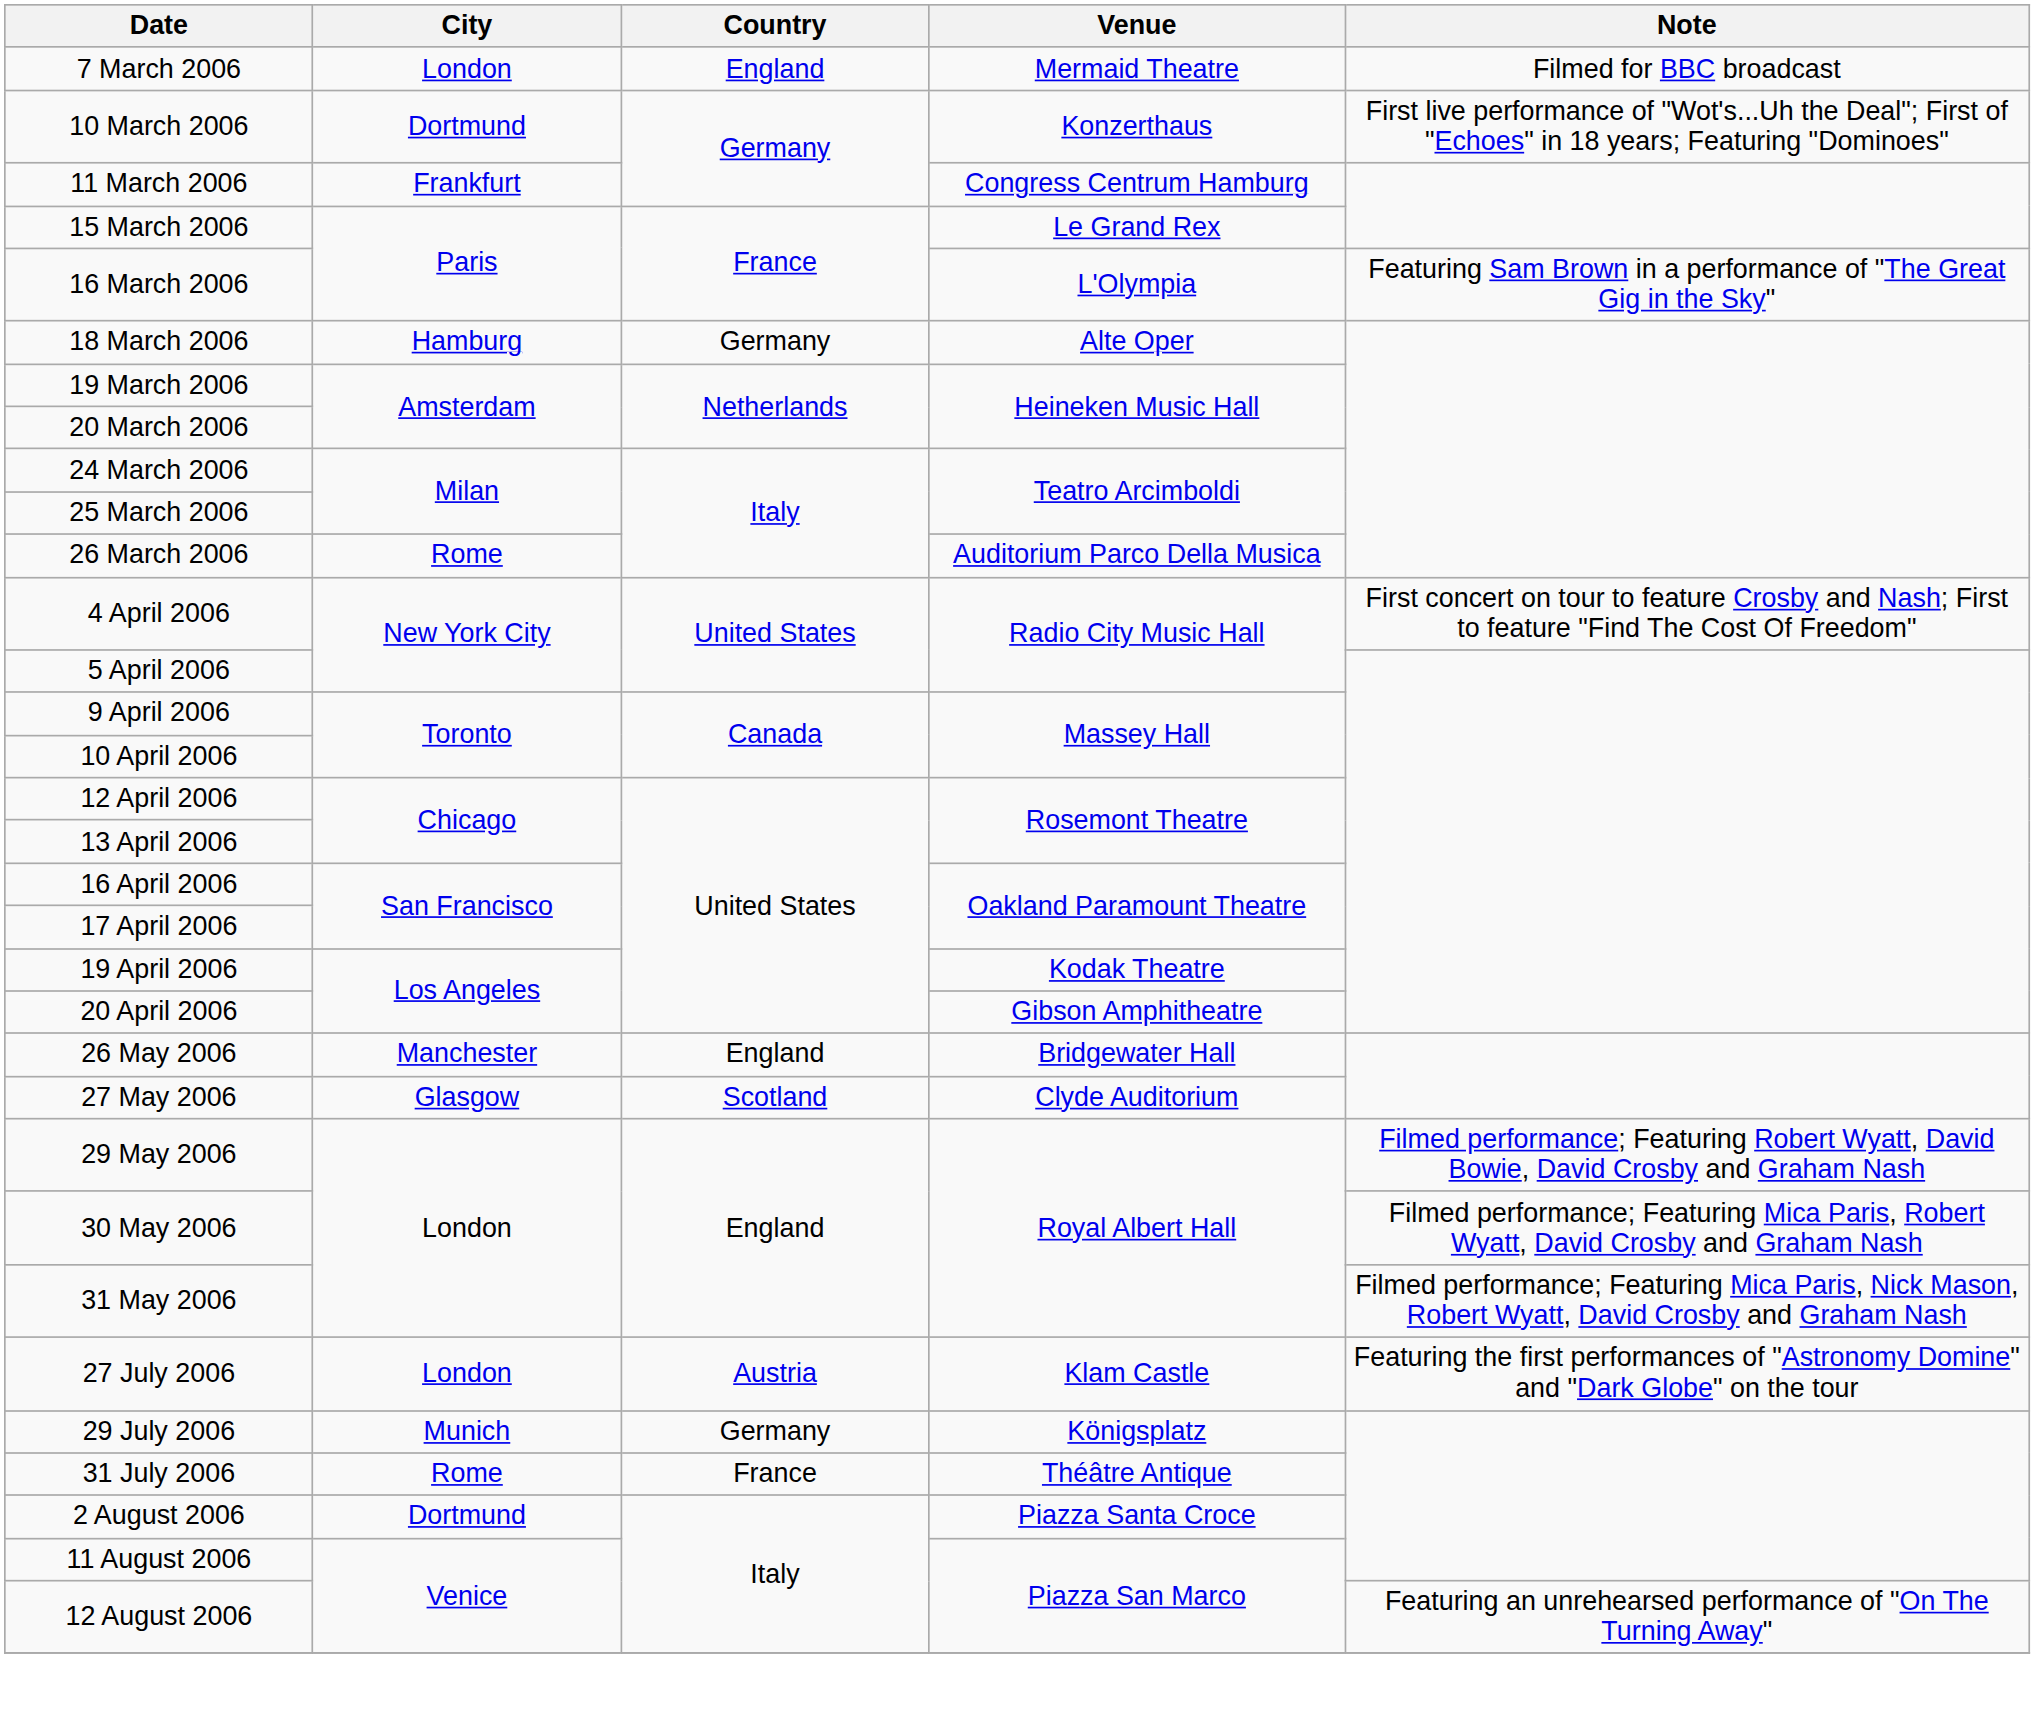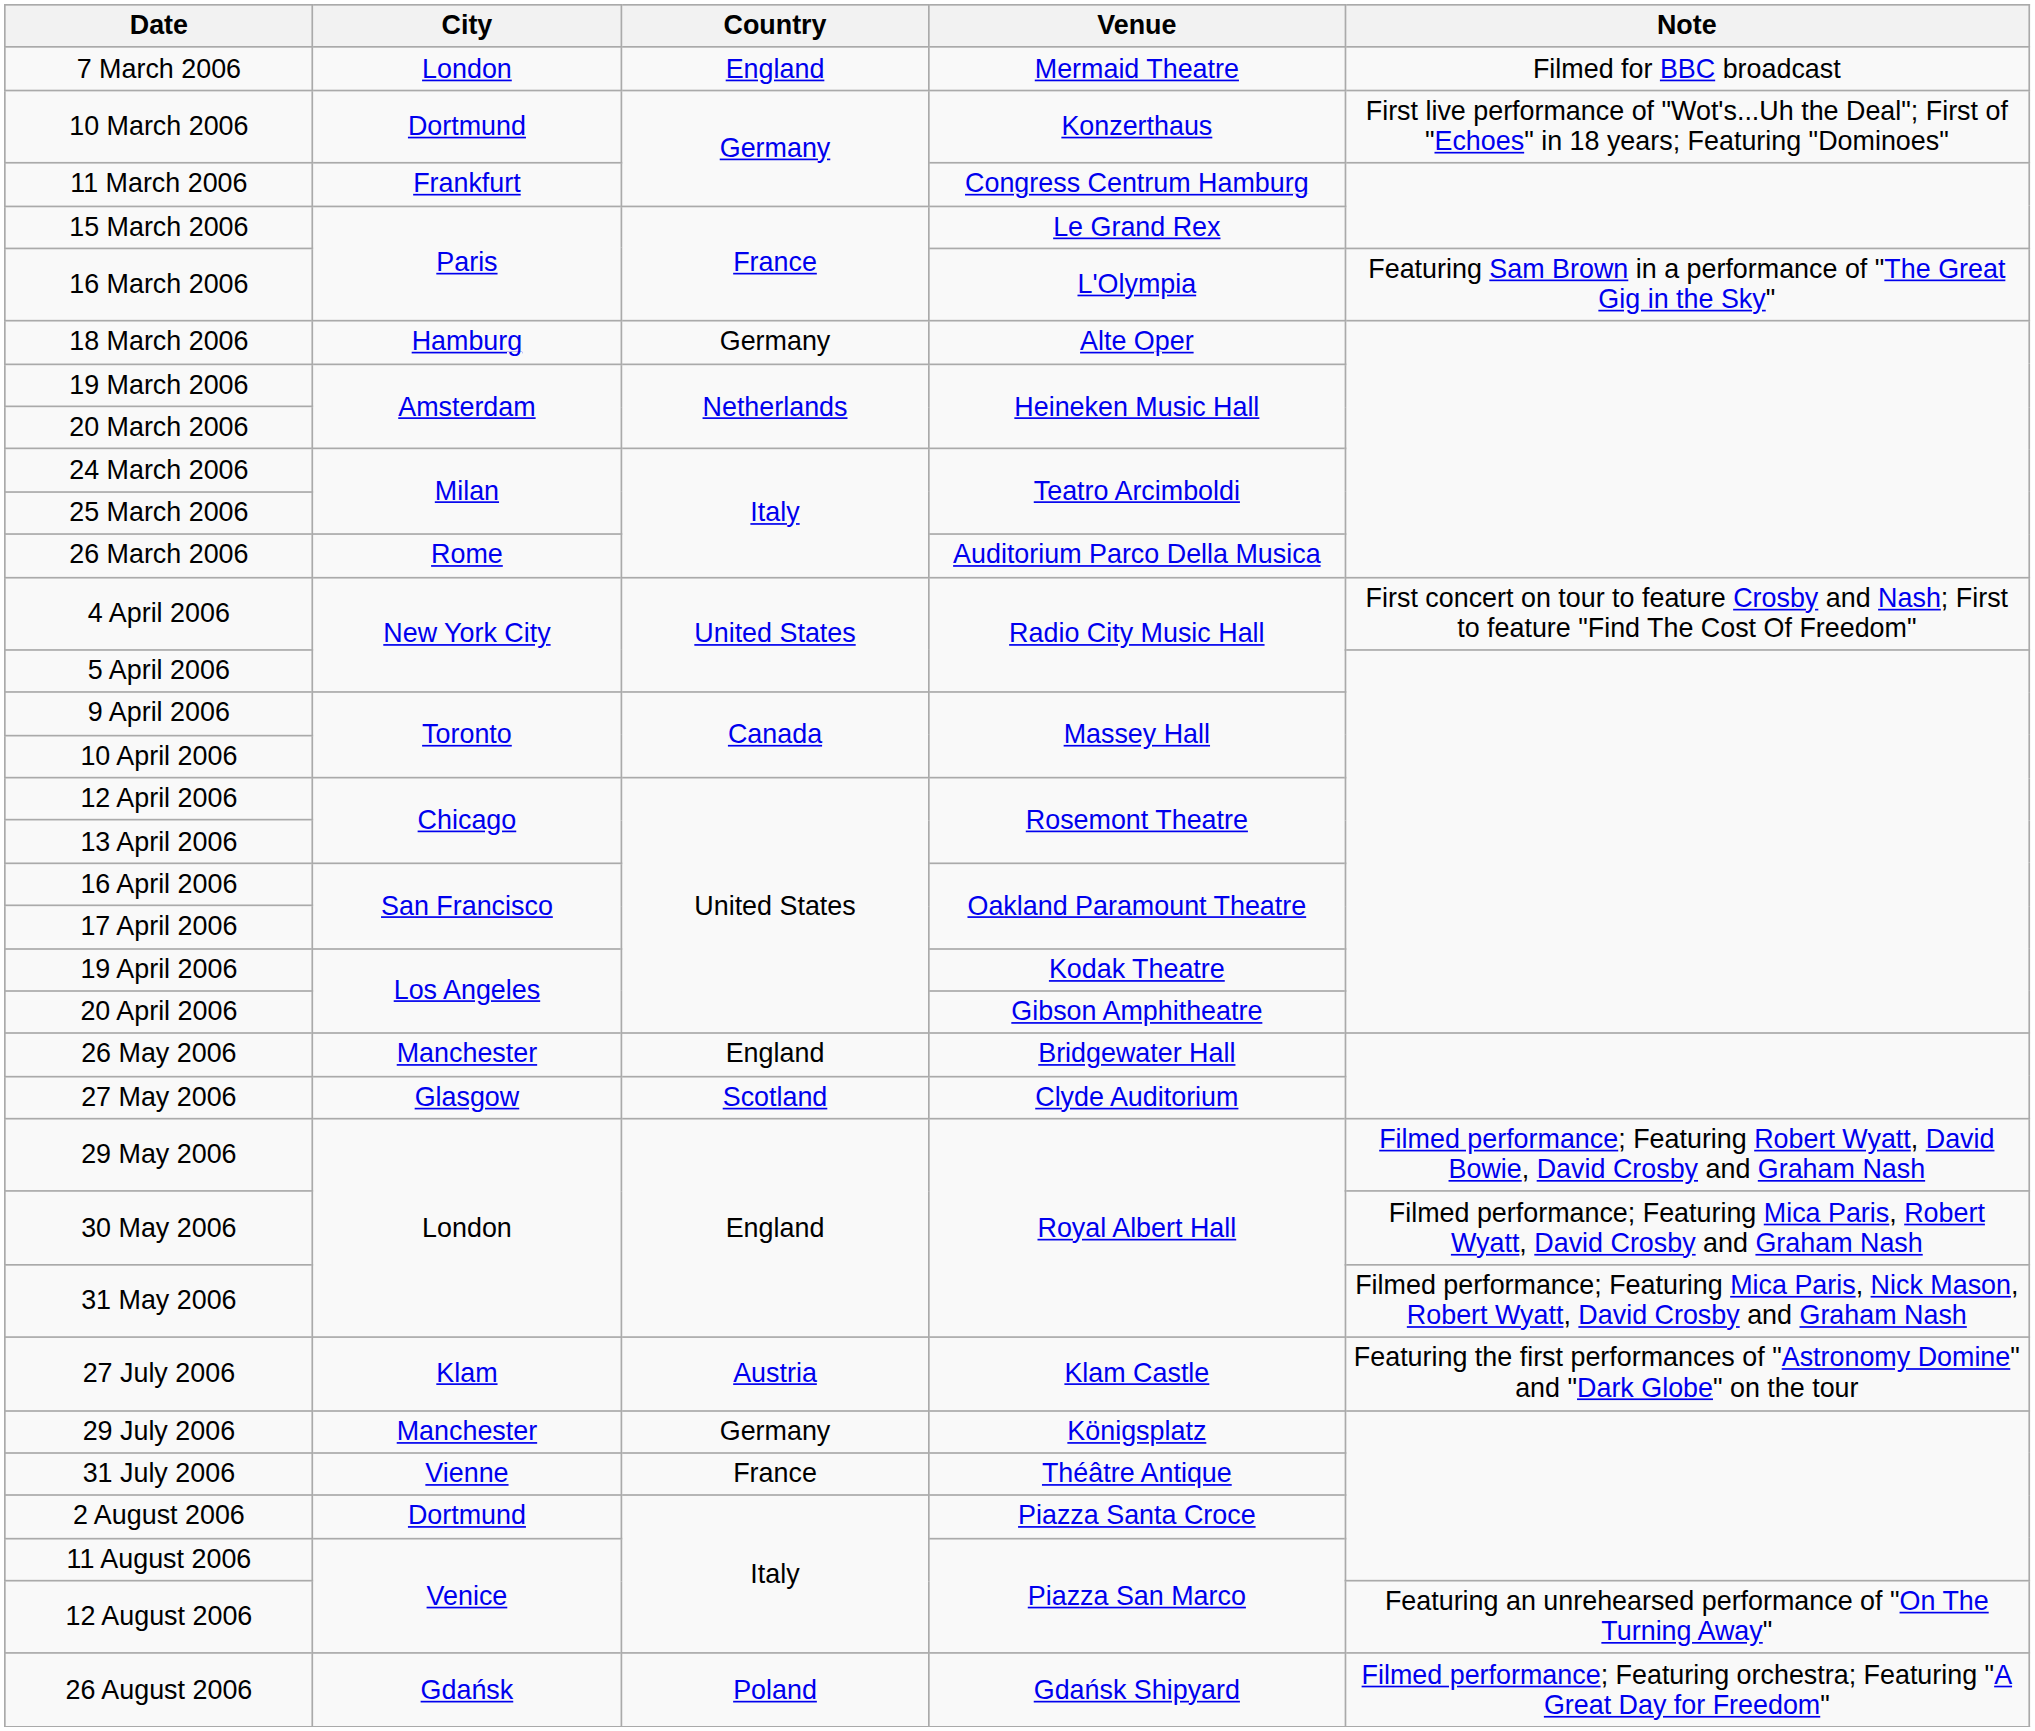(467, 1373) London -> (467, 1373) Klam
(467, 1431) Munich -> (467, 1431) Manchester
(467, 1473) Rome -> (467, 1473) Vienne
+ row: (159, 1689)
